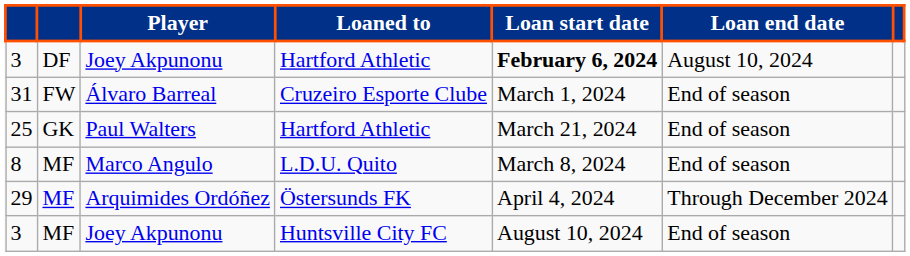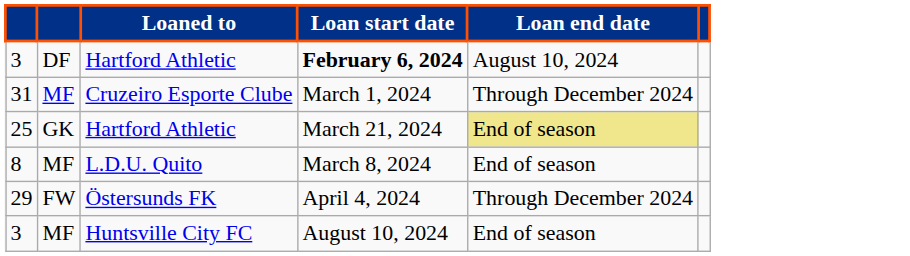- column: (178, 23)
(59, 94) FW -> (58, 94) MF
(729, 94) End of season -> (583, 94) Through December 2024
(729, 128) no background -> (534, 128) khaki background
(58, 198) MF -> (59, 198) FW
